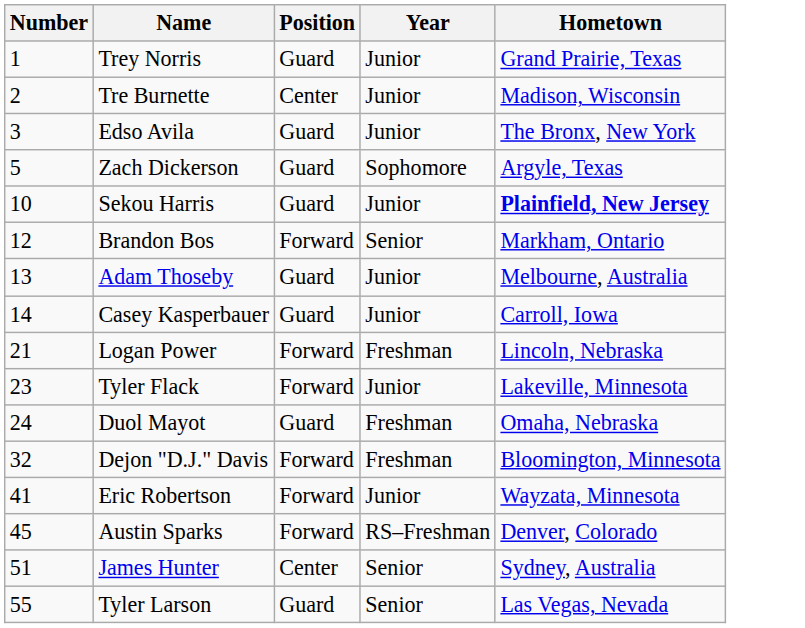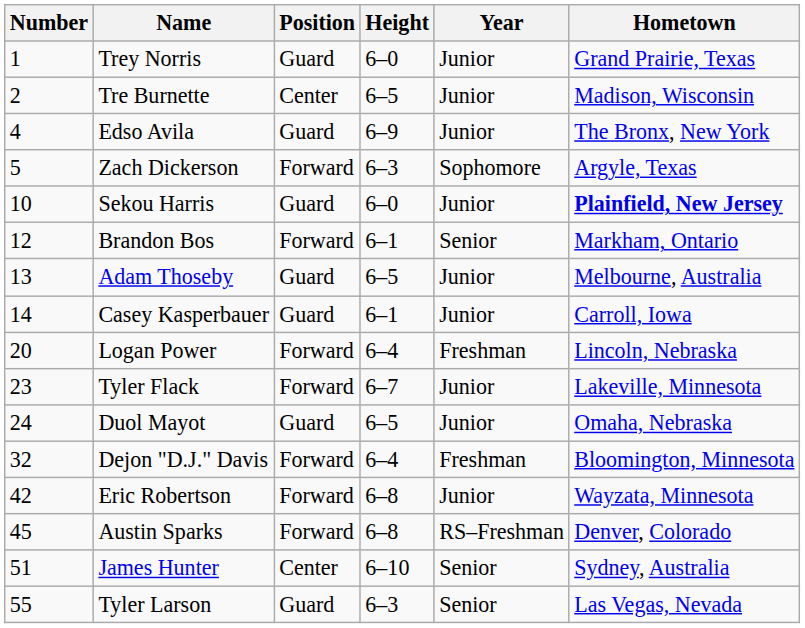+ column: (397, 22)
(15, 131) 3 -> (15, 131) 4
(307, 168) Guard -> (317, 168) Forward
(21, 349) 21 -> (21, 349) 20
(409, 422) Freshman -> (467, 422) Junior
(21, 495) 41 -> (21, 495) 42
